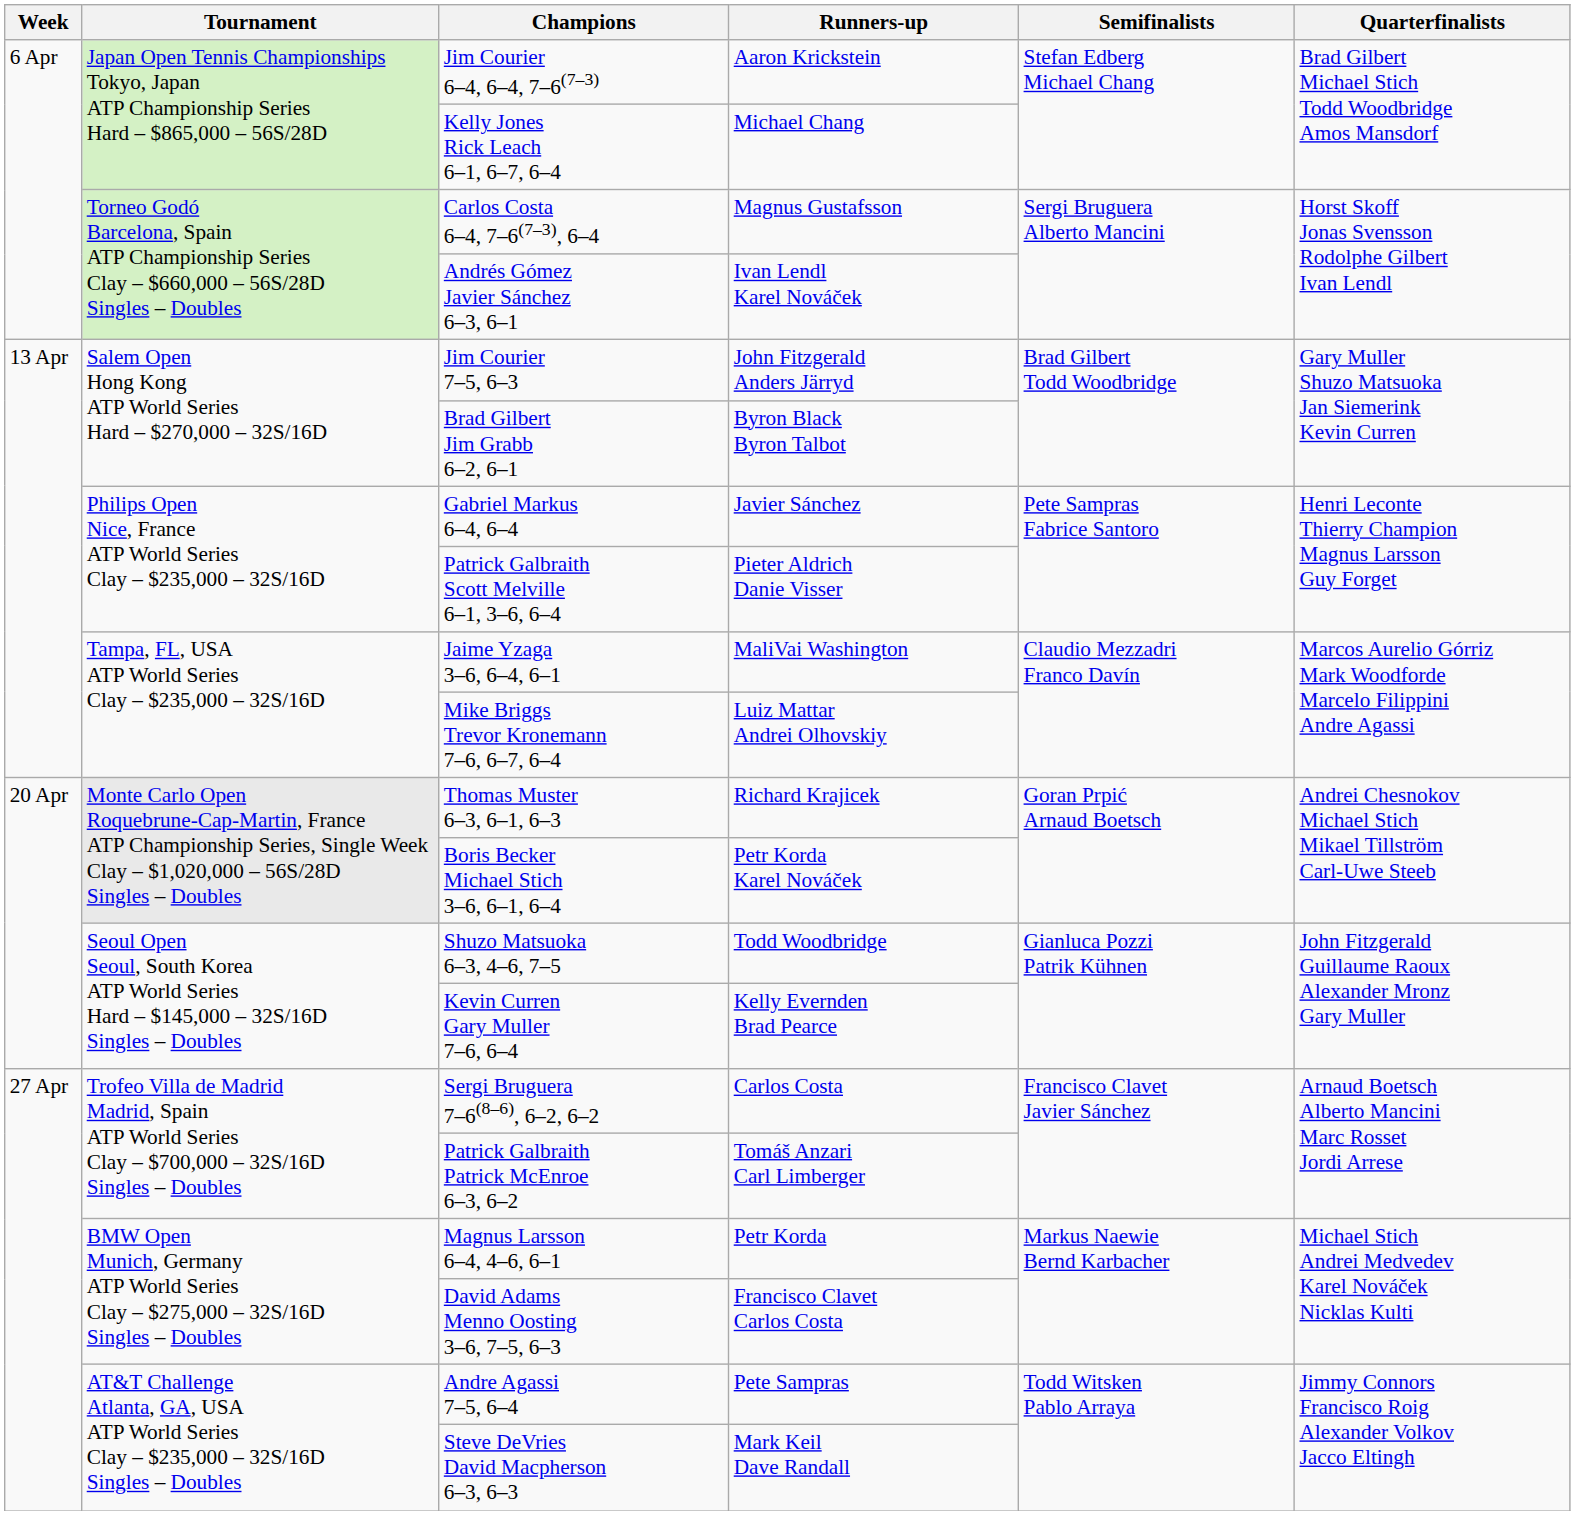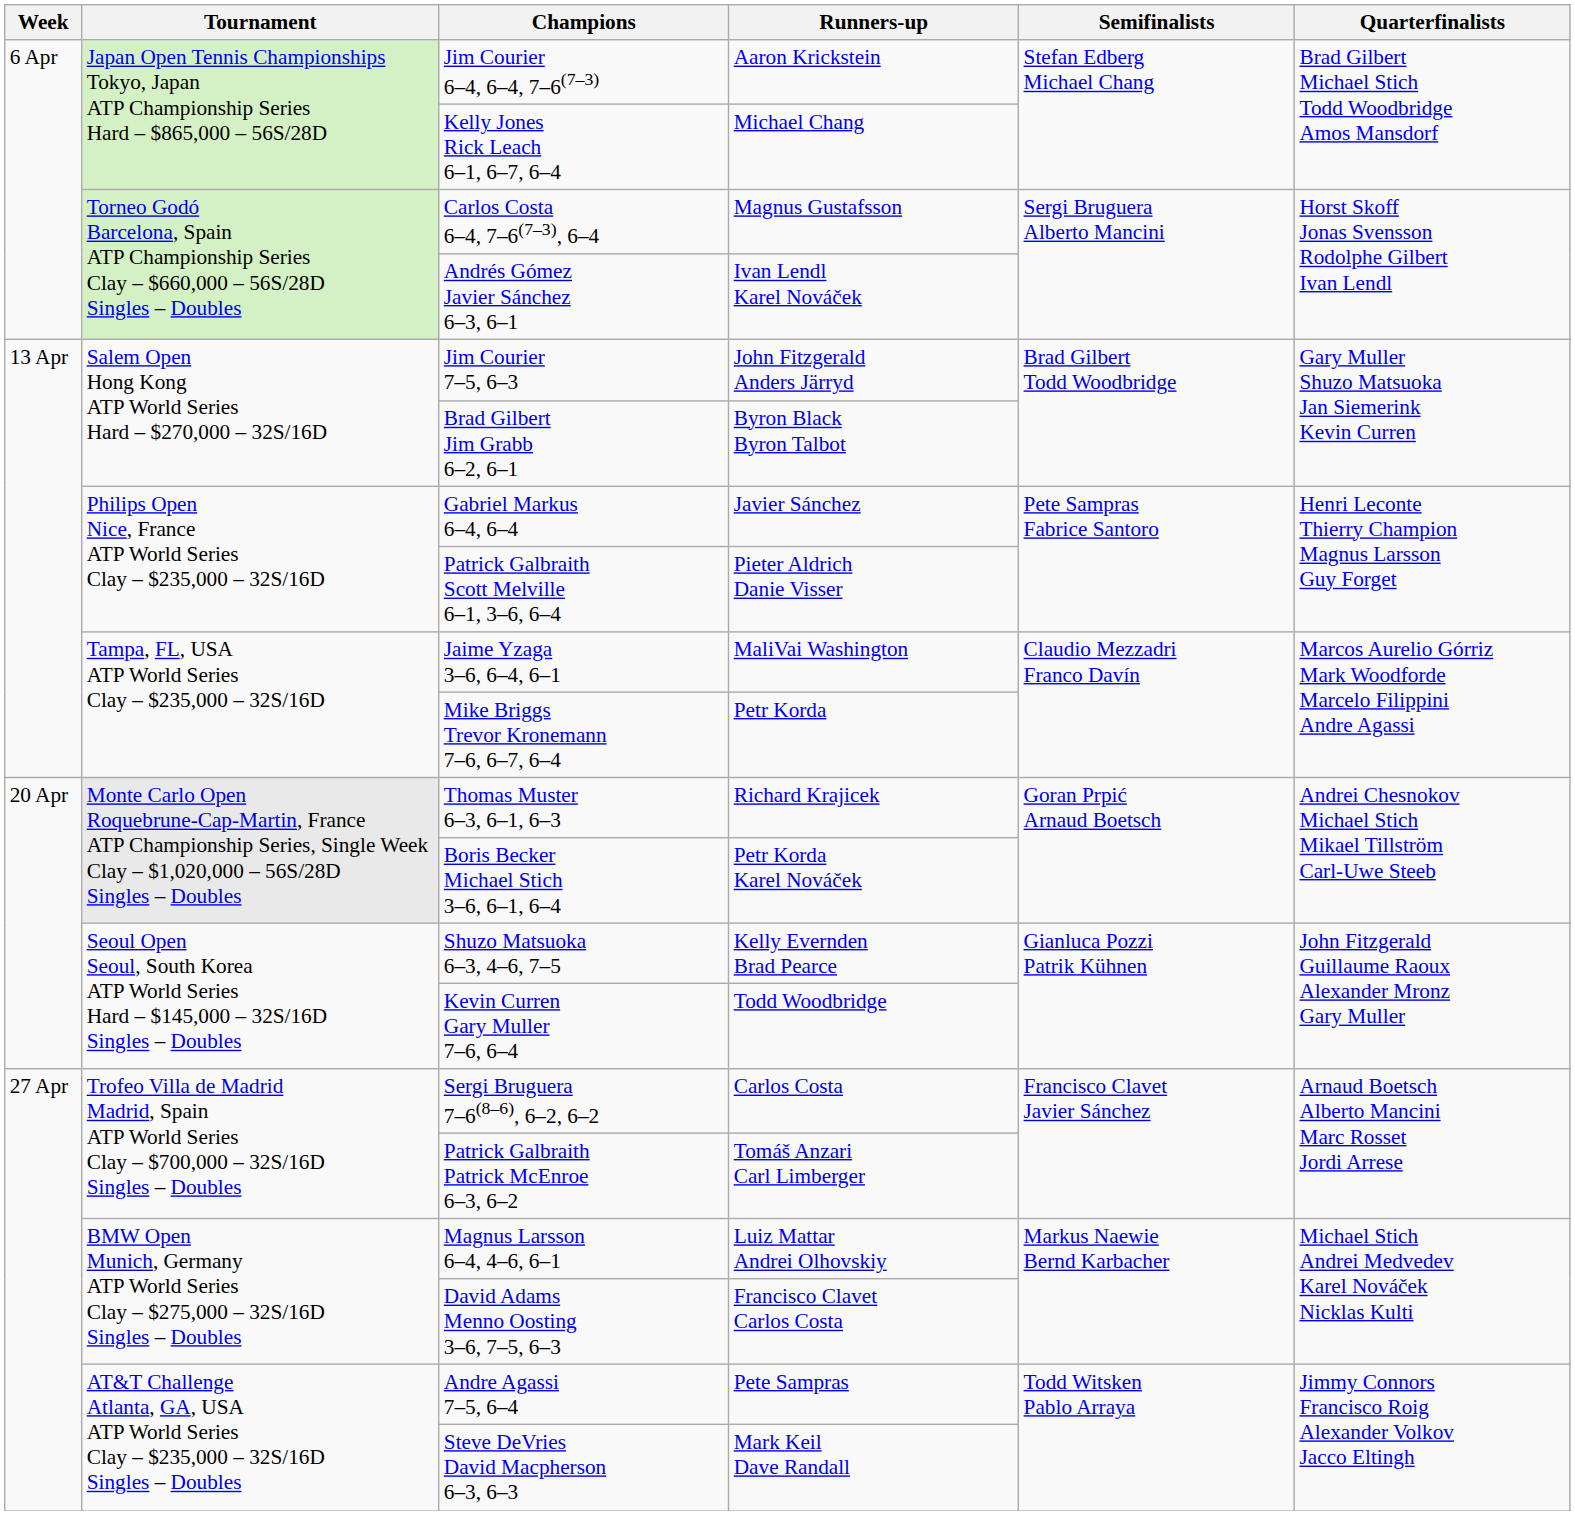(810, 721) Luiz Mattar Andrei Olhovskiy -> (780, 709) Petr Korda
(810, 940) Todd Woodbridge -> (801, 953) Kelly Evernden Brad Pearce
(801, 1013) Kelly Evernden Brad Pearce -> (810, 1000) Todd Woodbridge
(780, 1236) Petr Korda -> (810, 1248) Luiz Mattar Andrei Olhovskiy
